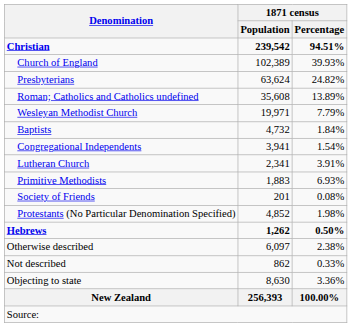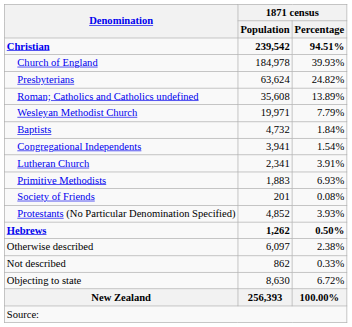(273, 63) 102,389 -> (273, 63) 184,978
(331, 213) 1.98% -> (331, 213) 3.93%
(331, 280) 3.36% -> (331, 280) 6.72%
